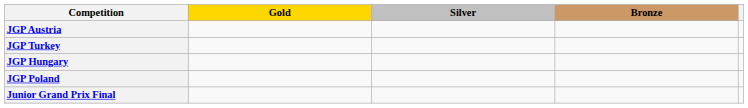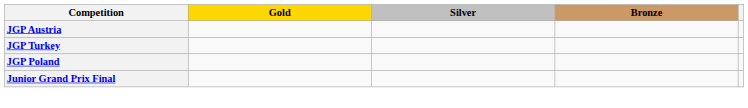- row: (37, 62)
